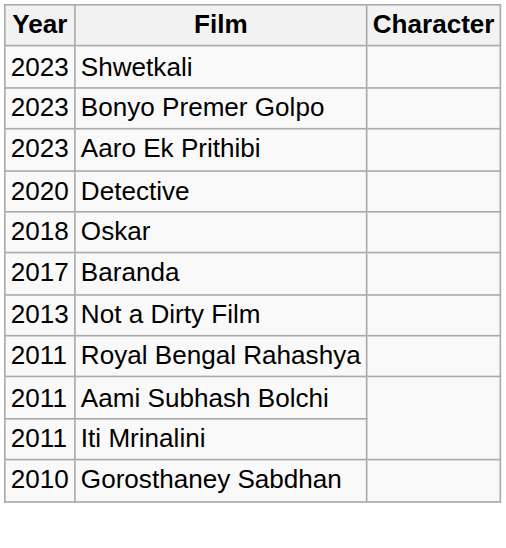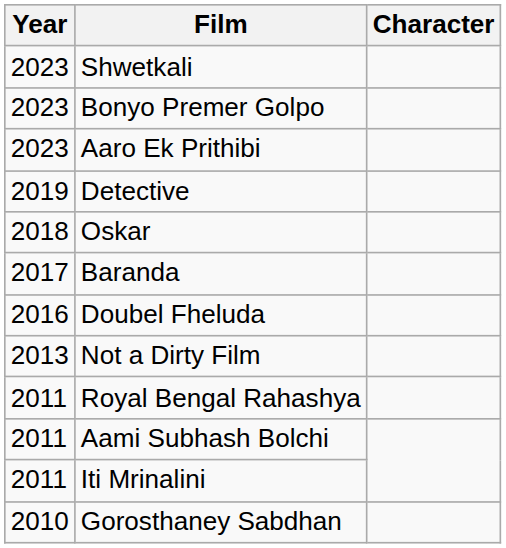(40, 190) 2020 -> (40, 190) 2019
+ row: (173, 314)
